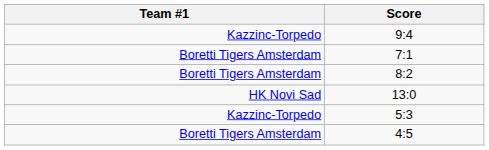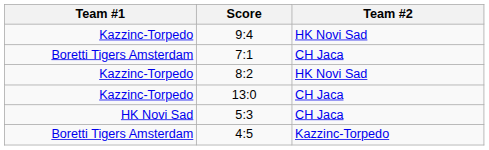+ column: (388, 14)
(250, 74) Boretti Tigers Amsterdam -> (146, 74) Kazzinc-Torpedo
(285, 94) HK Novi Sad -> (146, 94) Kazzinc-Torpedo
(274, 114) Kazzinc-Torpedo -> (157, 114) HK Novi Sad
